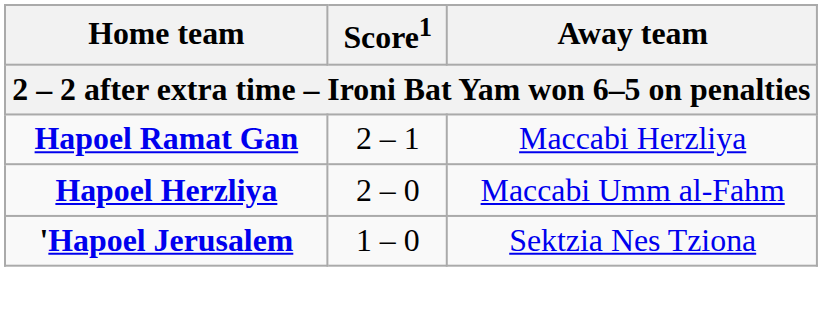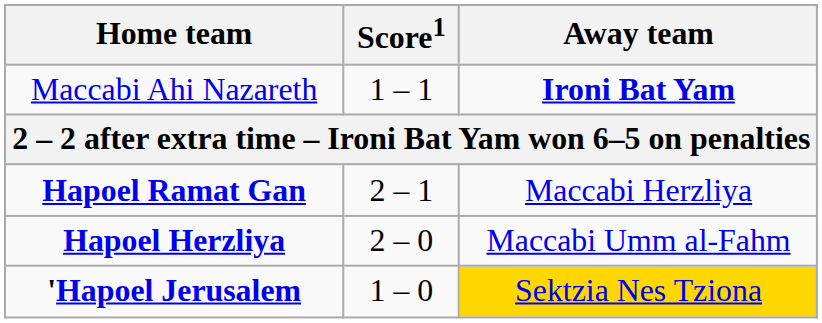+ row: (174, 88)
(633, 240) no background -> (639, 290) gold background
